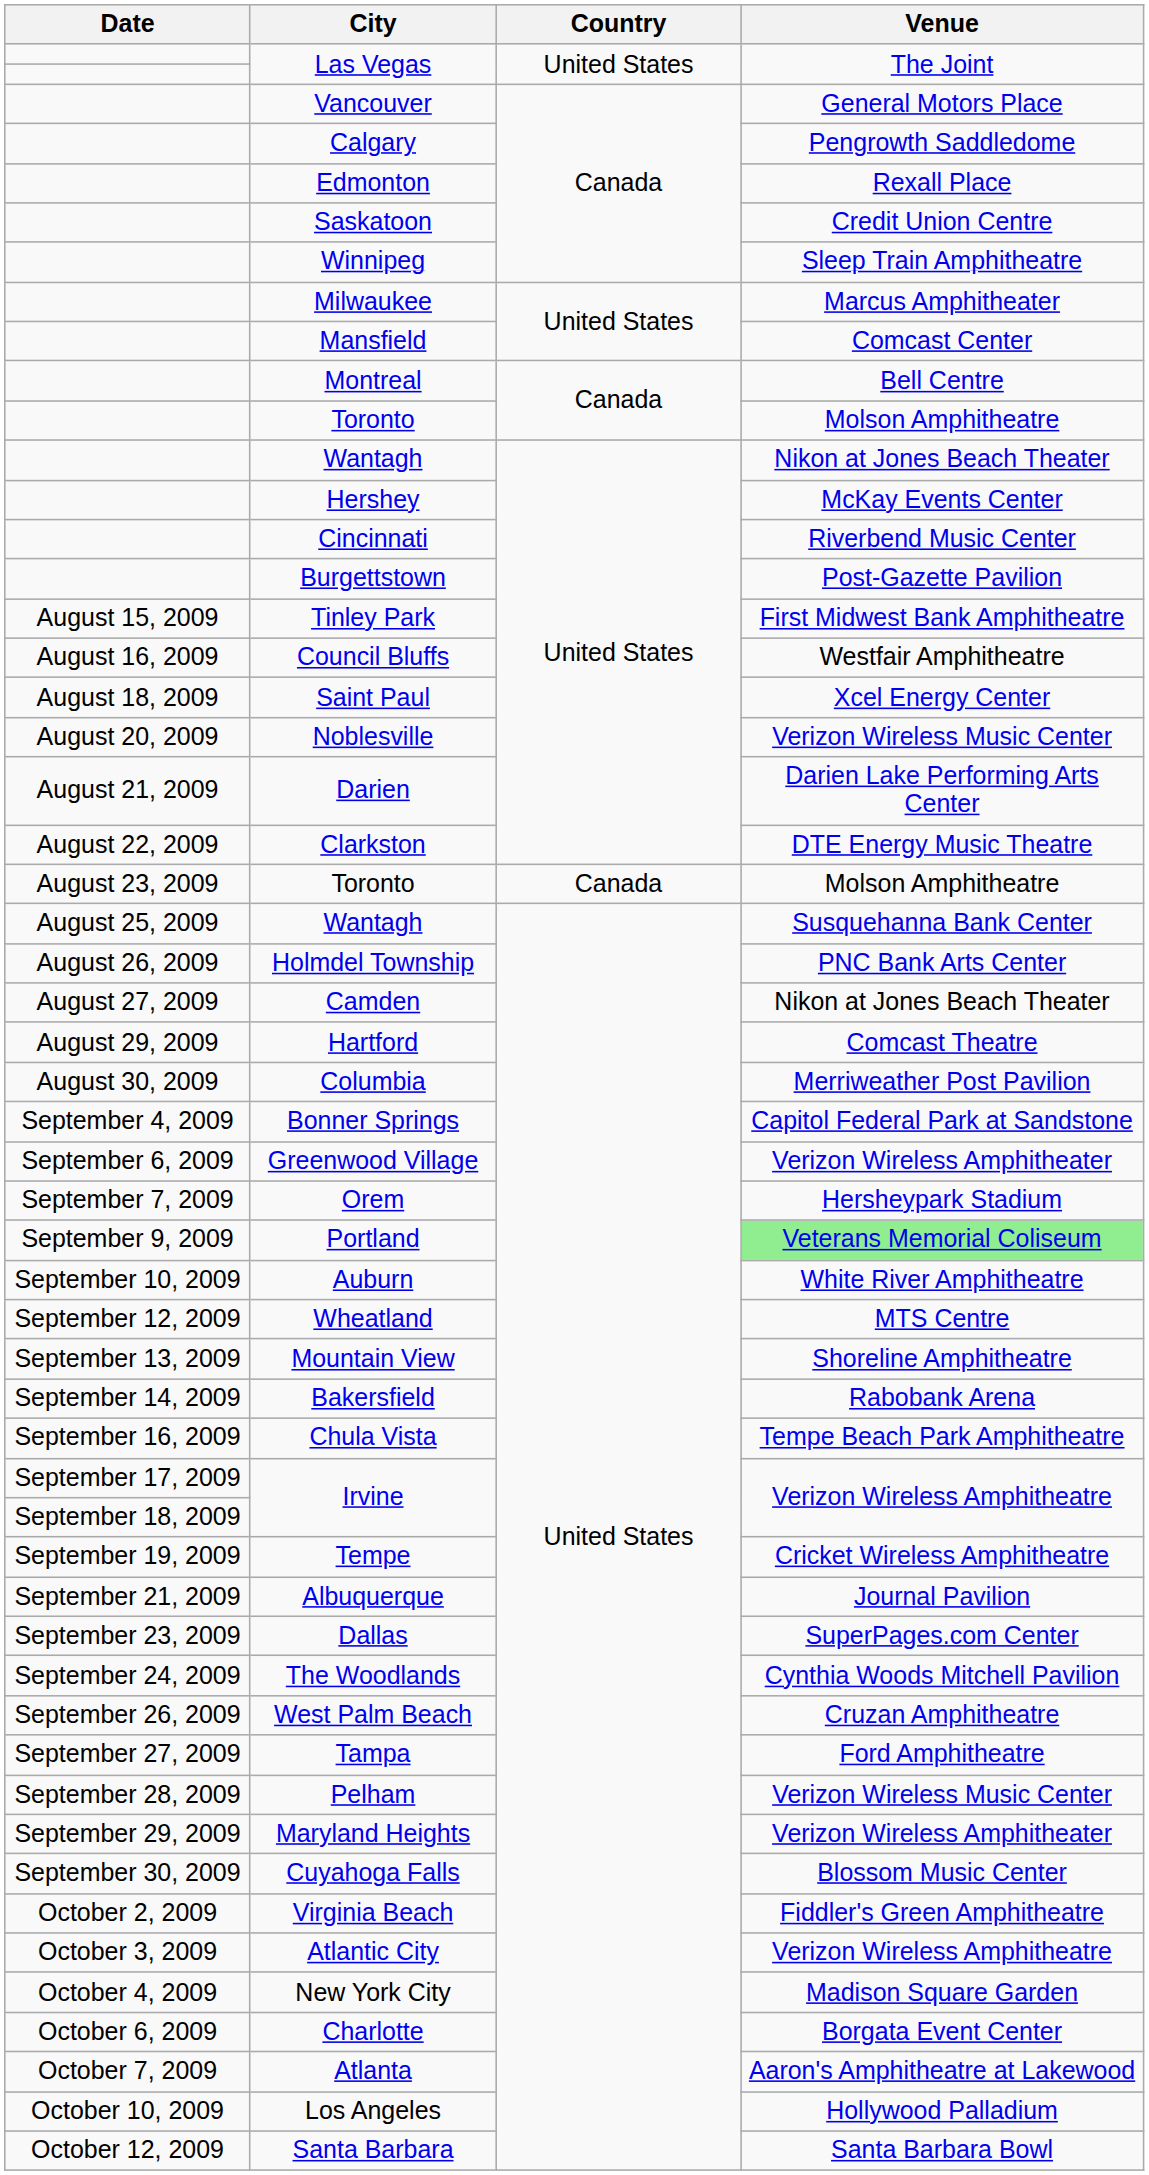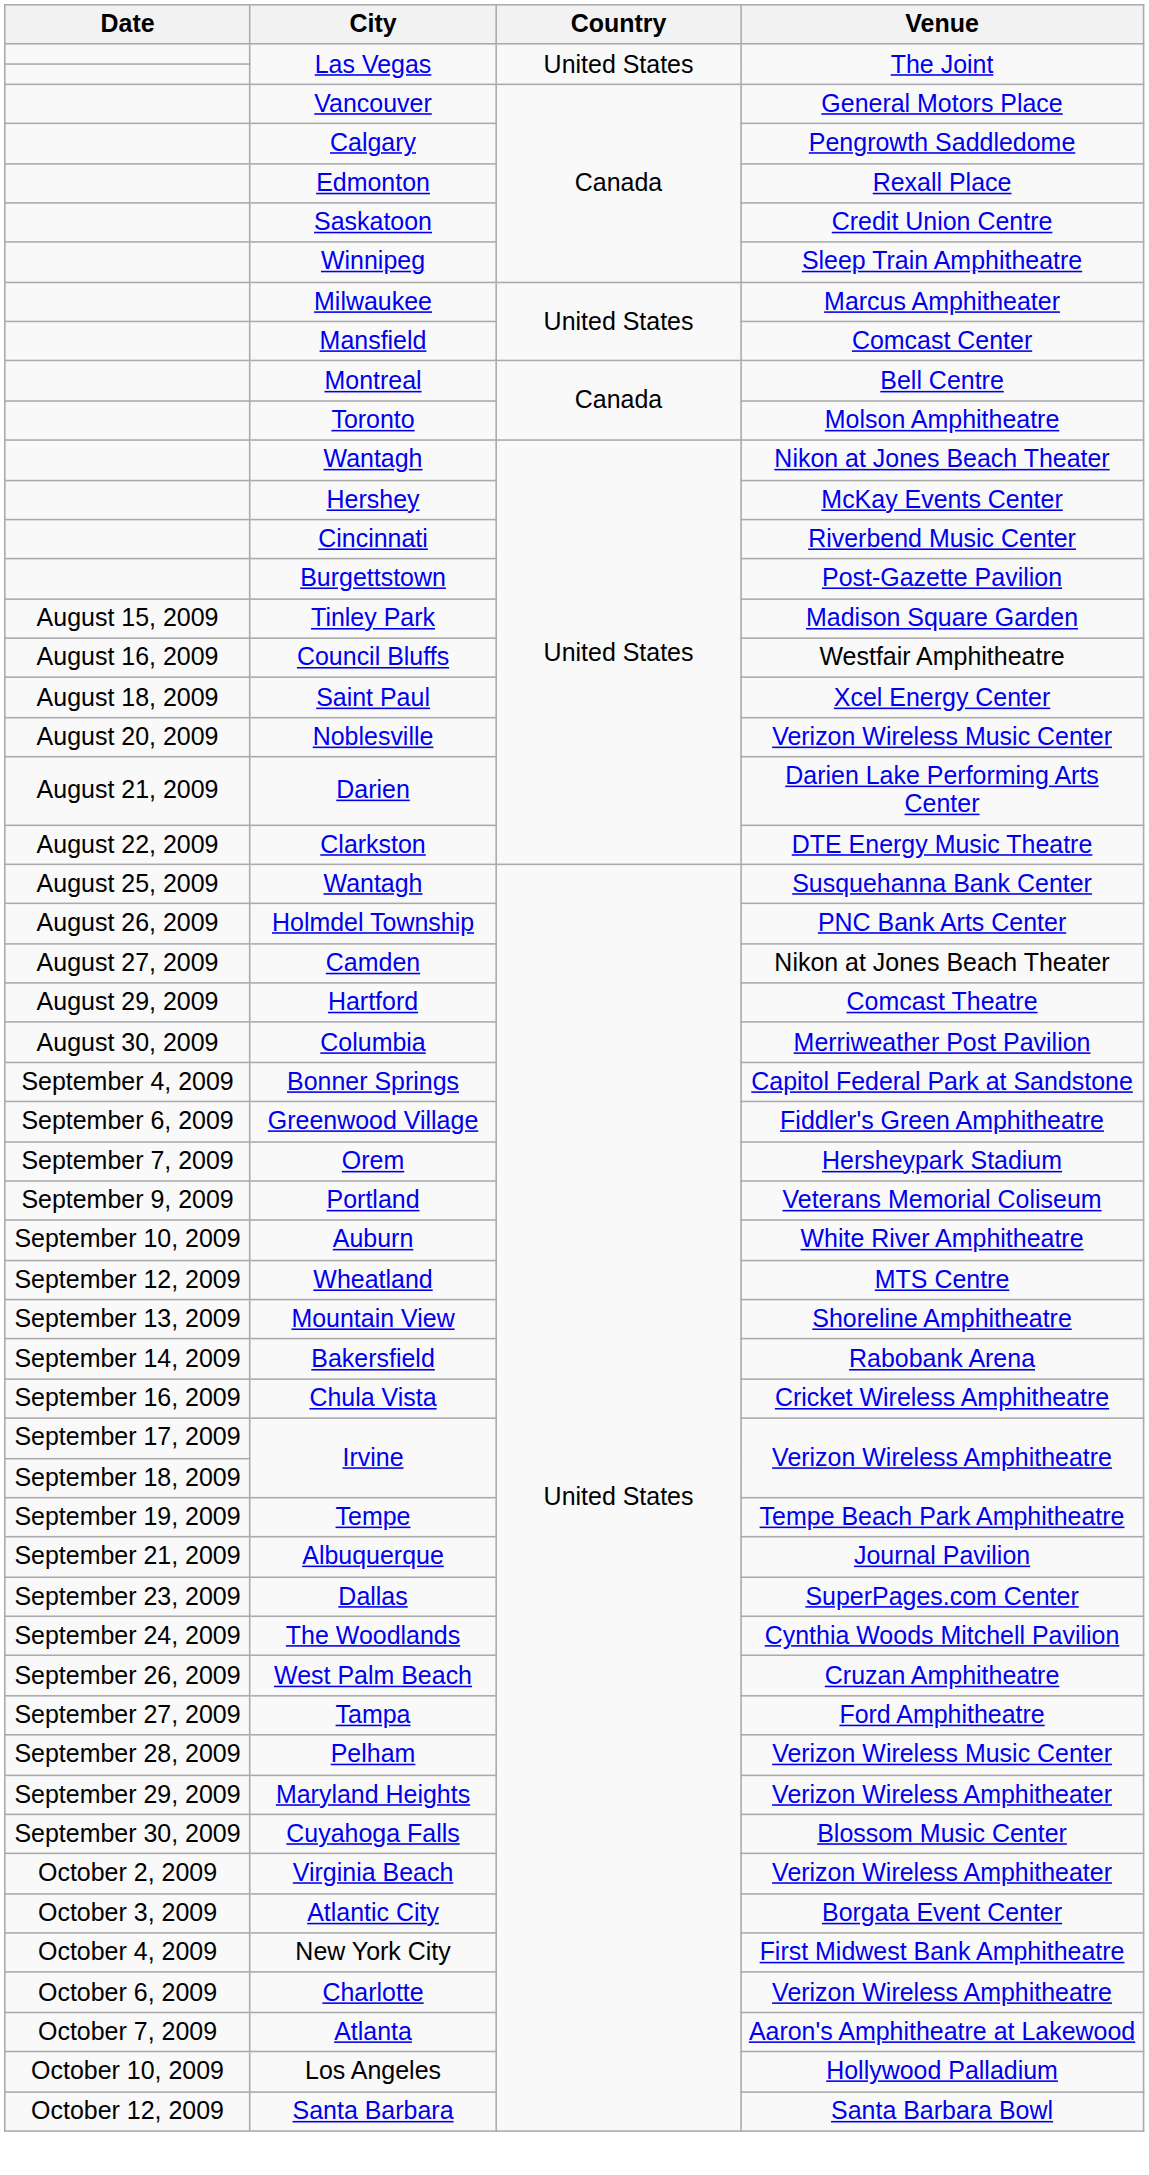(942, 618) First Midwest Bank Amphitheatre -> (942, 618) Madison Square Garden
- row: (128, 883)
(942, 1160) Verizon Wireless Amphitheater -> (942, 1121) Fiddler's Green Amphitheatre
(942, 1239) lightgreen background -> (942, 1200) no background
(942, 1437) Tempe Beach Park Amphitheatre -> (942, 1398) Cricket Wireless Amphitheatre
(942, 1556) Cricket Wireless Amphitheatre -> (942, 1517) Tempe Beach Park Amphitheatre
(942, 1912) Fiddler's Green Amphitheatre -> (942, 1873) Verizon Wireless Amphitheater
(942, 1952) Verizon Wireless Amphitheatre -> (942, 1912) Borgata Event Center
(942, 1992) Madison Square Garden -> (942, 1952) First Midwest Bank Amphitheatre
(942, 2031) Borgata Event Center -> (942, 1992) Verizon Wireless Amphitheatre
